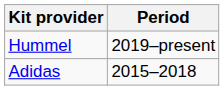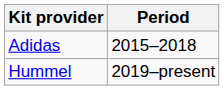rows swapped: (34, 71) <-> (40, 44)
